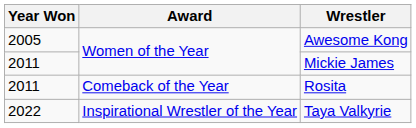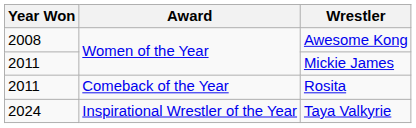(24, 39) 2005 -> (24, 39) 2008
(24, 110) 2022 -> (24, 110) 2024
